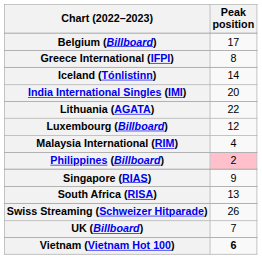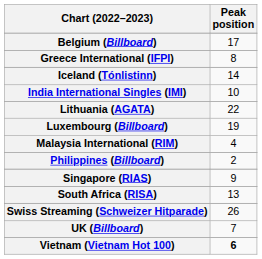(233, 93) 20 -> (233, 93) 10
(233, 127) 12 -> (233, 127) 19
(233, 161) pink background -> (233, 161) no background
